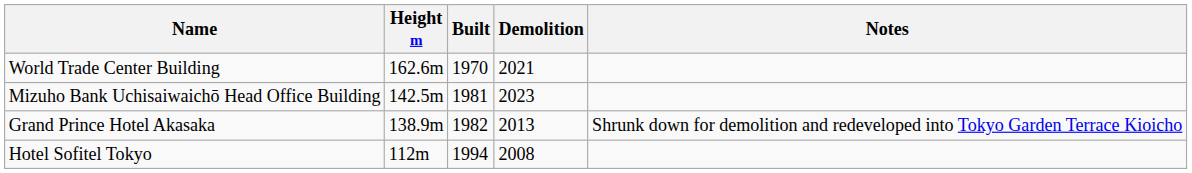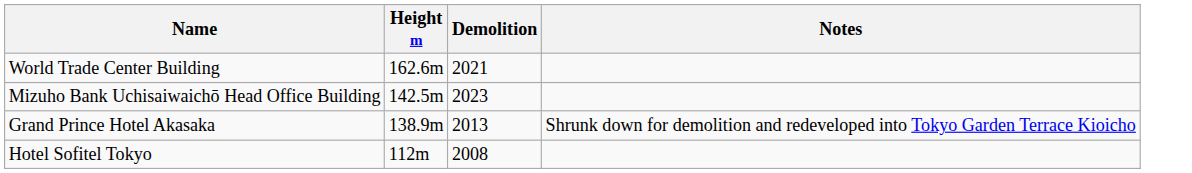- column: (471, 29)
